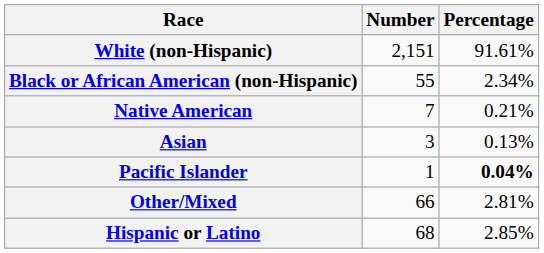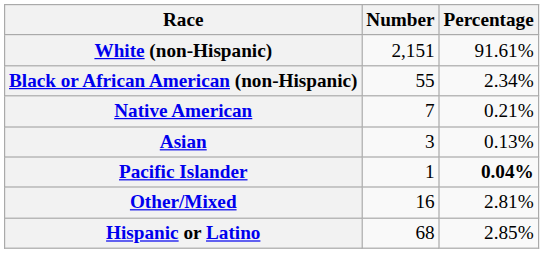(425, 202) 66 -> (425, 202) 16
